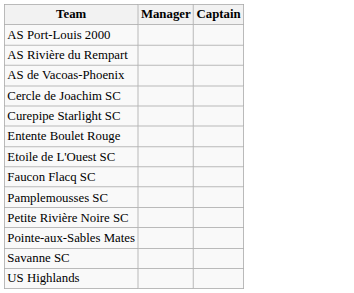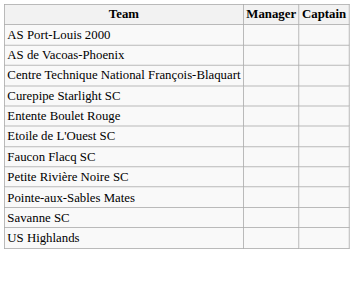- row: (68, 55)
+ row: (124, 75)
- row: (64, 95)
- row: (58, 197)
